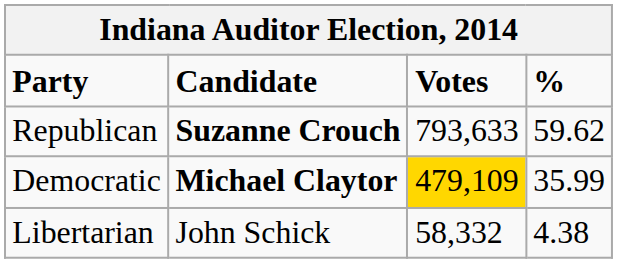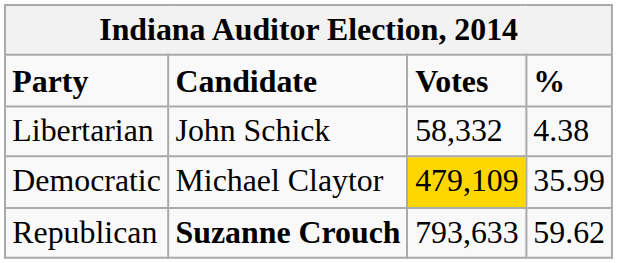rows swapped: (85, 130) <-> (83, 231)
(286, 181) bold -> (279, 181) normal
